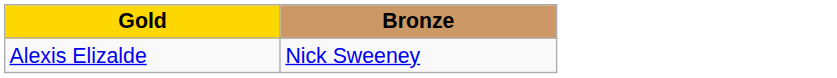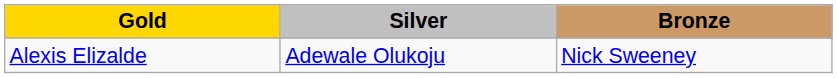+ column: (418, 21)
